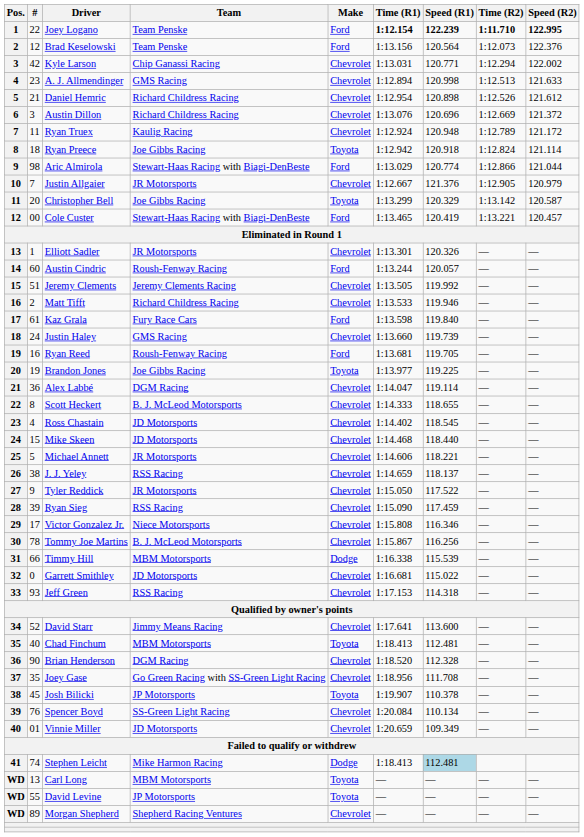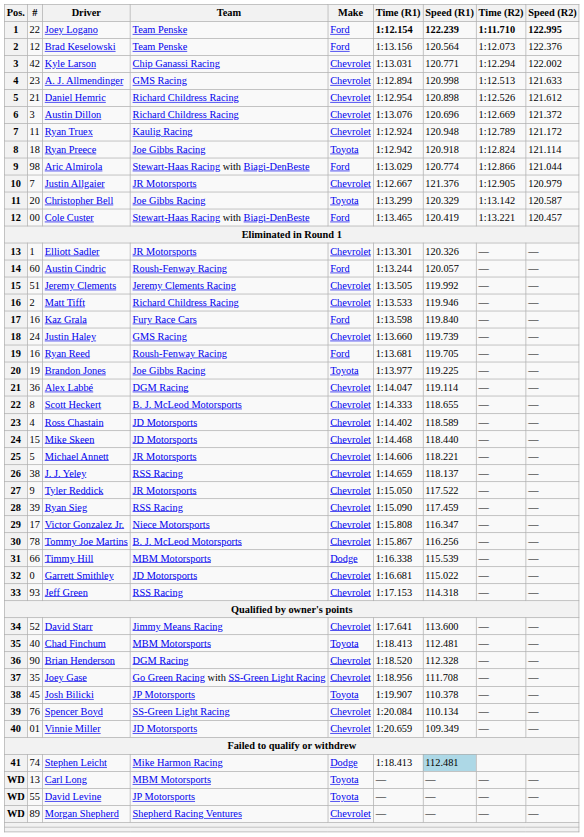(35, 319) 61 -> (35, 319) 16
(442, 422) 118.545 -> (442, 422) 118.589
(442, 524) 116.346 -> (442, 524) 116.347
